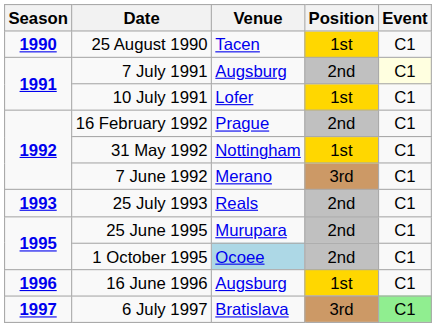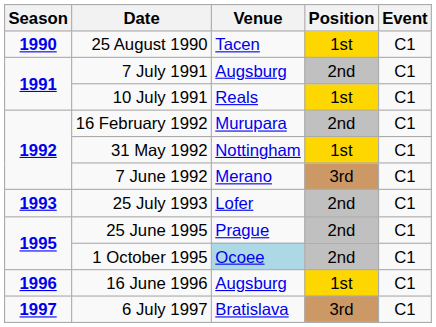(405, 71) lightyellow background -> (405, 71) no background
(234, 97) Lofer -> (237, 97) Reals
(242, 124) Prague -> (251, 124) Murupara
(237, 203) Reals -> (234, 203) Lofer
(251, 230) Murupara -> (242, 230) Prague
(405, 309) lightgreen background -> (405, 309) no background
